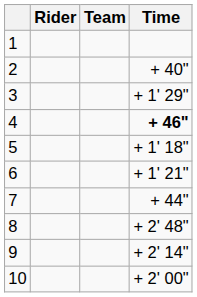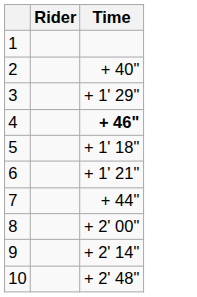- column: (105, 17)
(161, 226) + 2' 48" -> (112, 226) + 2' 00"
(161, 278) + 2' 00" -> (112, 278) + 2' 48"
